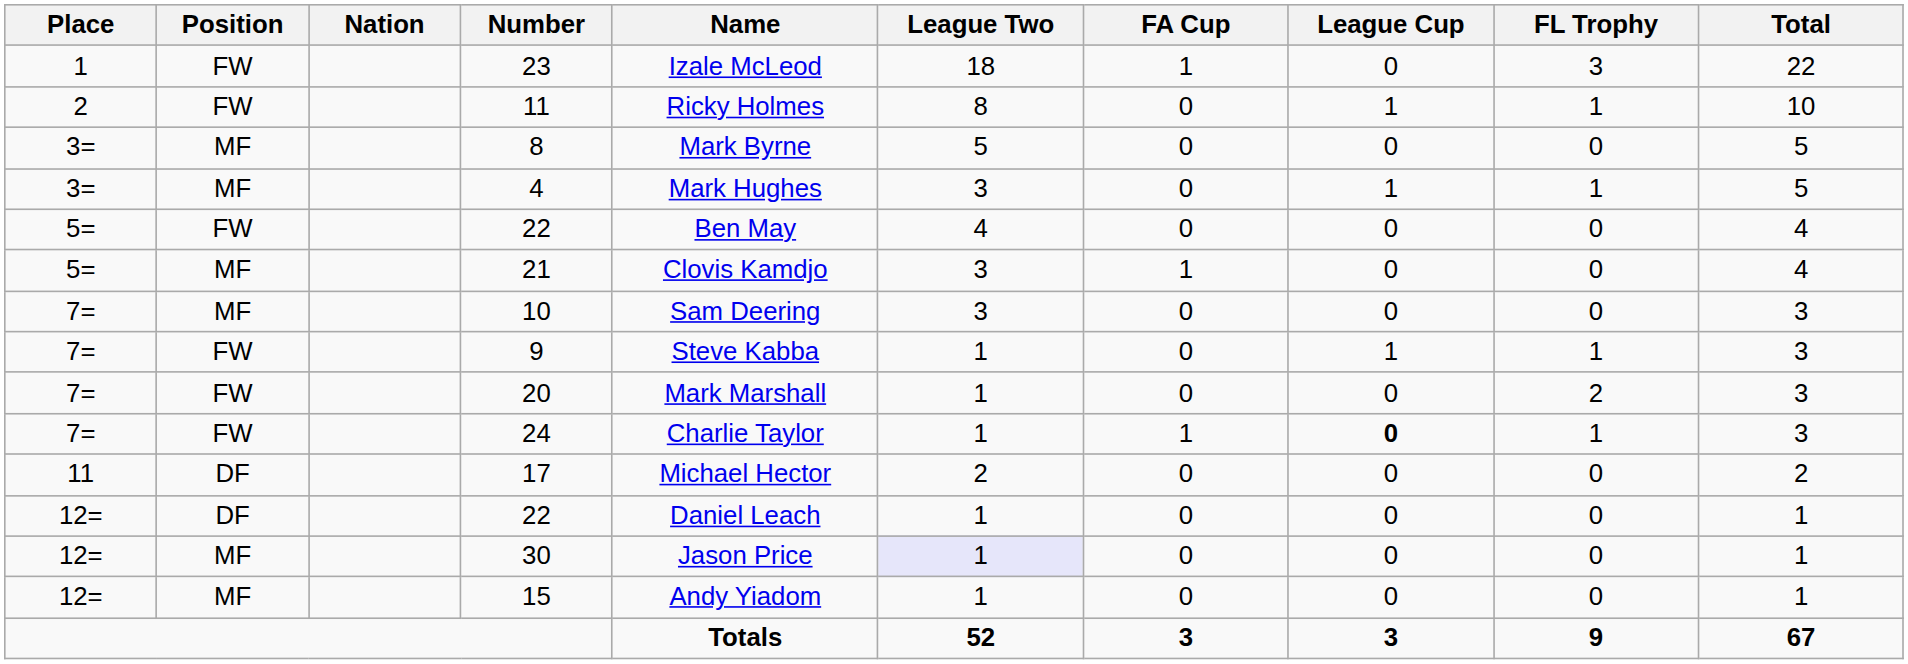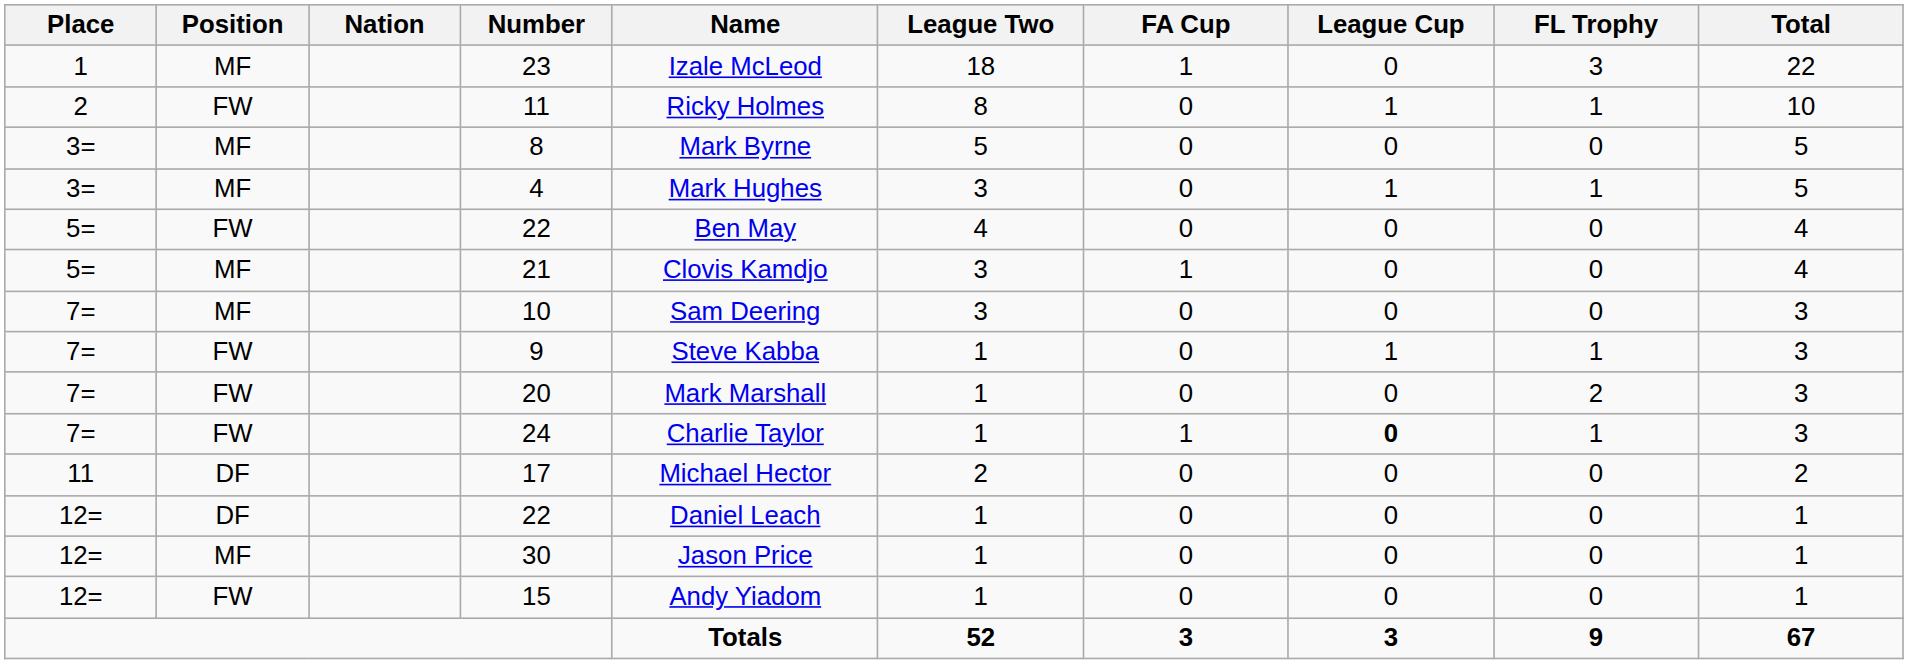(233, 65) FW -> (233, 65) MF
(981, 556) lavender background -> (981, 556) no background
(233, 596) MF -> (233, 596) FW
